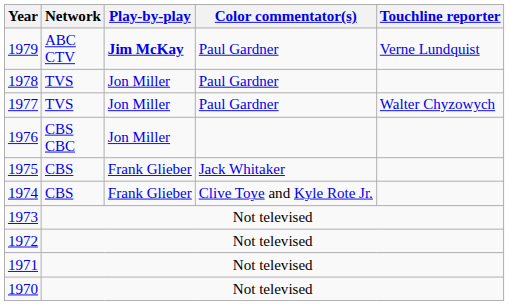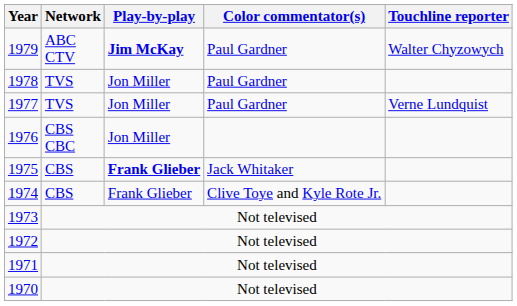(430, 48) Verne Lundquist -> (446, 48) Walter Chyzowych
(437, 104) Walter Chyzowych -> (438, 104) Verne Lundquist
(150, 169) normal -> (154, 169) bold
